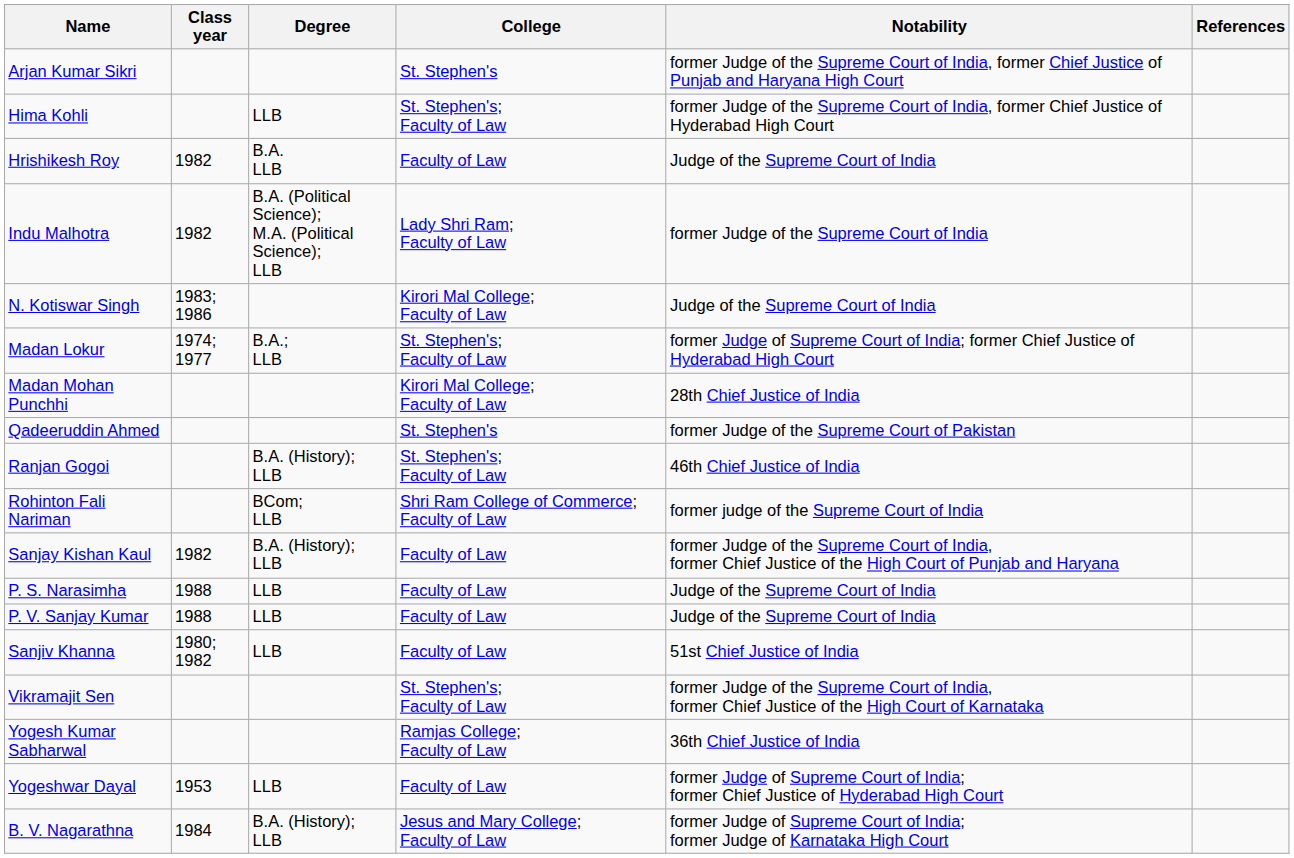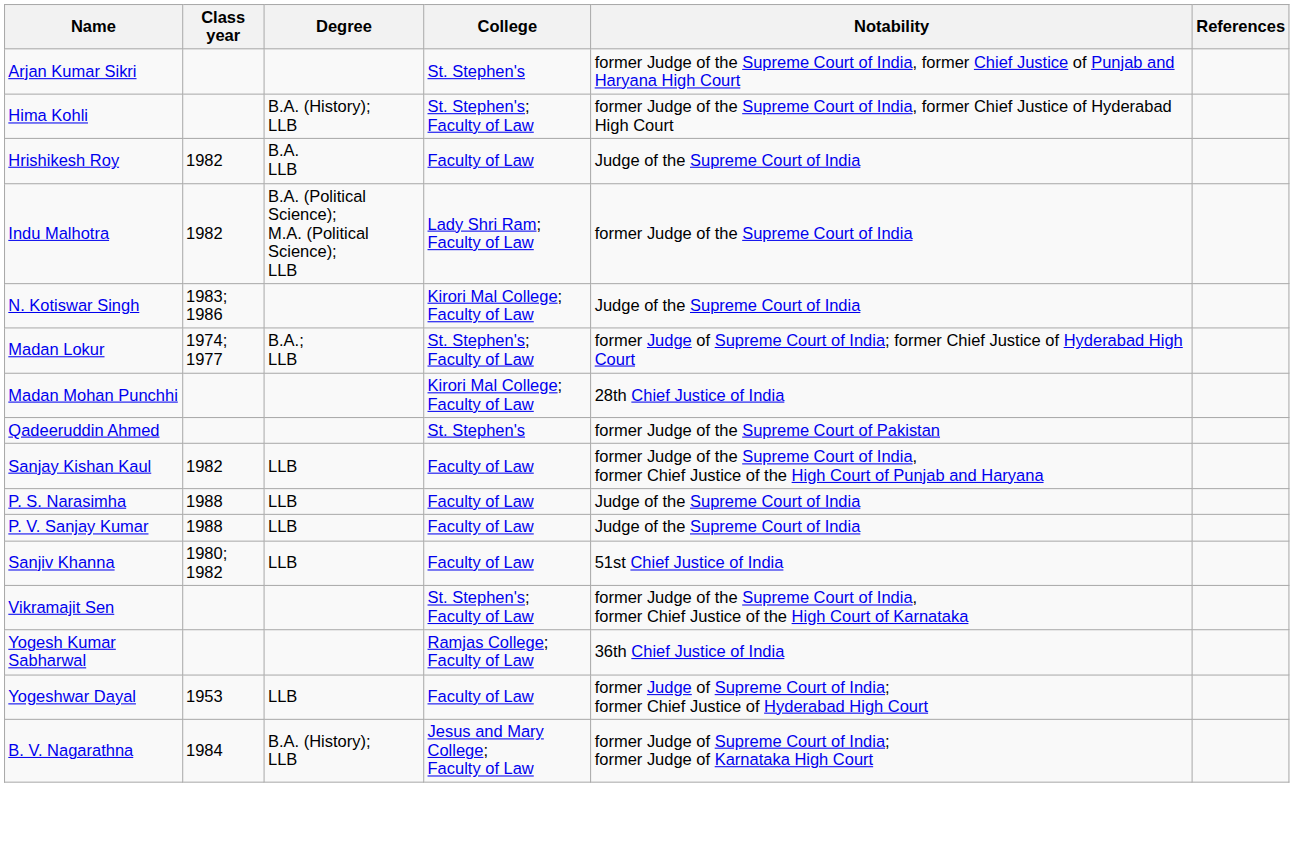(267, 116) LLB -> (319, 116) B.A. (History); LLB
- row: (59, 466)
- row: (57, 510)
(304, 555) B.A. (History); LLB -> (283, 466) LLB
